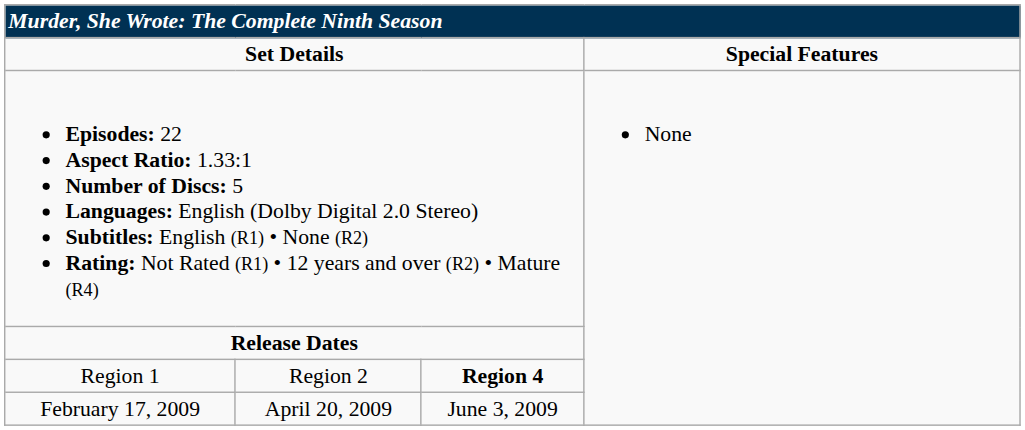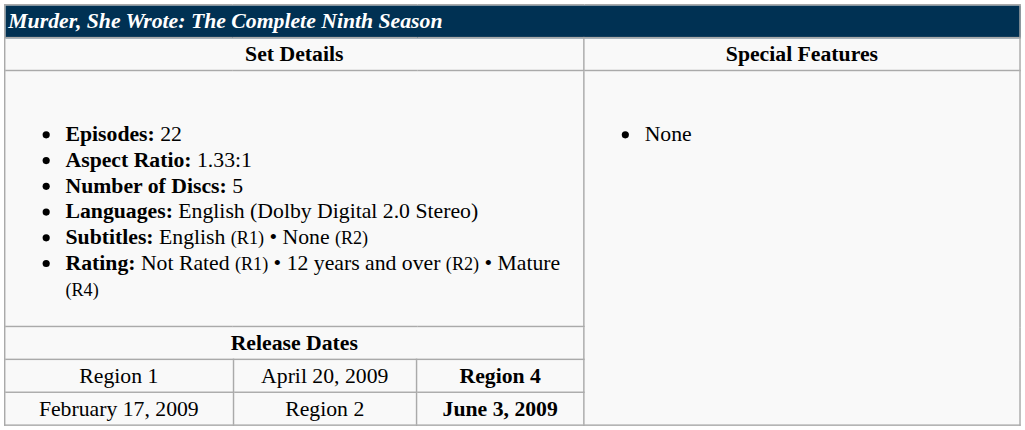(328, 376) Region 2 -> (325, 376) April 20, 2009
(328, 409) April 20, 2009 -> (325, 409) Region 2
(503, 409) normal -> (500, 409) bold
